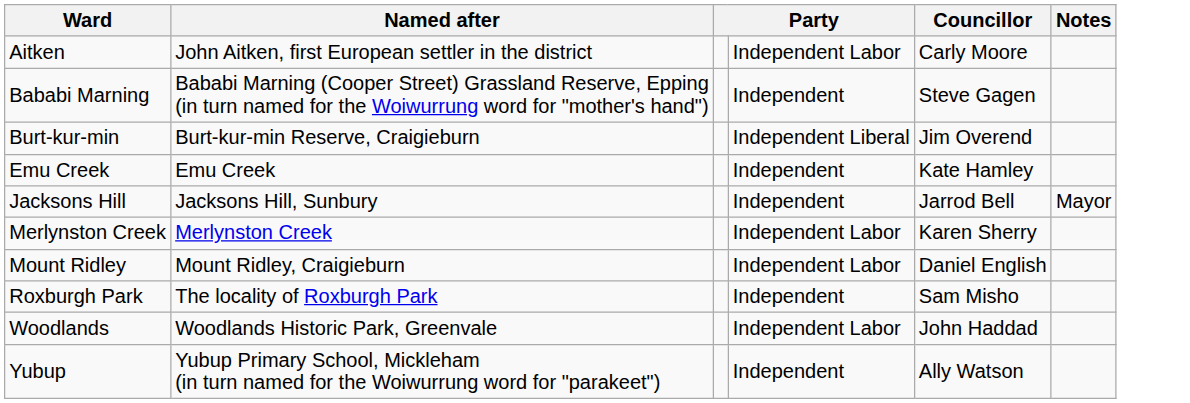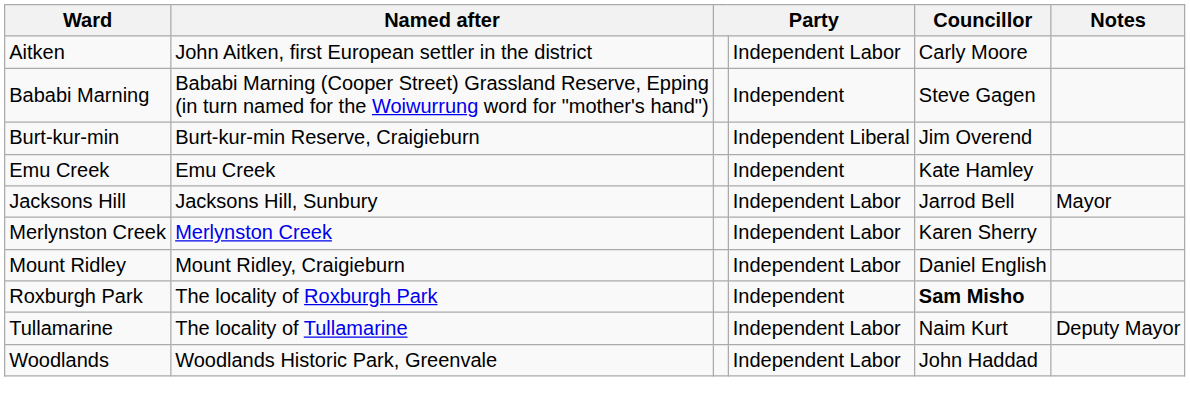(788, 201) Independent -> (817, 201) Independent Labor
(969, 296) normal -> (972, 296) bold
+ row: (61, 328)
- row: (38, 371)
